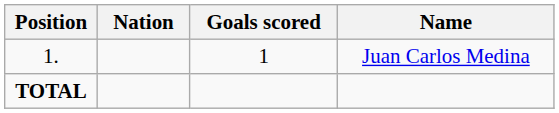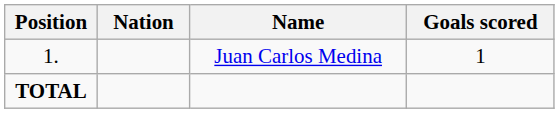columns swapped: (446, 21) <-> (264, 21)
